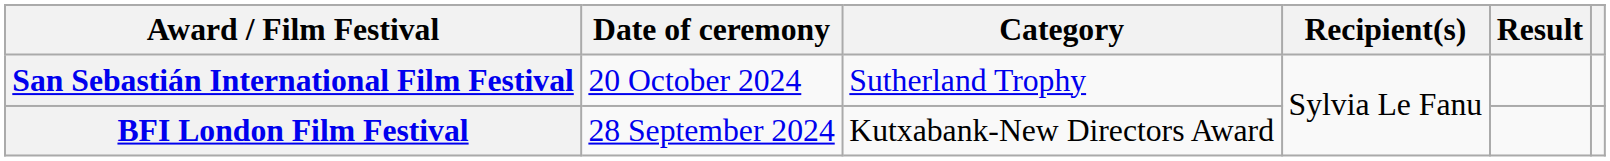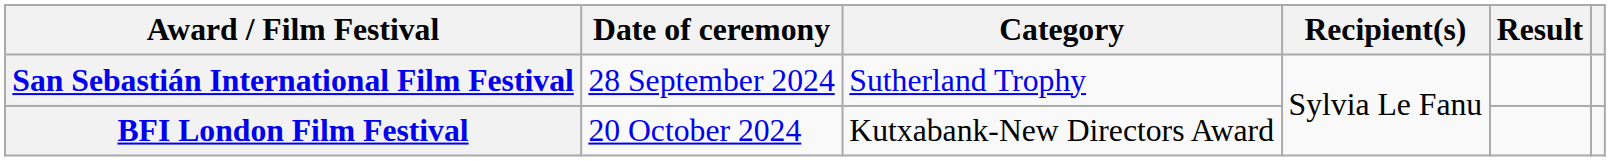(695, 79) 20 October 2024 -> (712, 79) 28 September 2024
(712, 130) 28 September 2024 -> (695, 130) 20 October 2024
